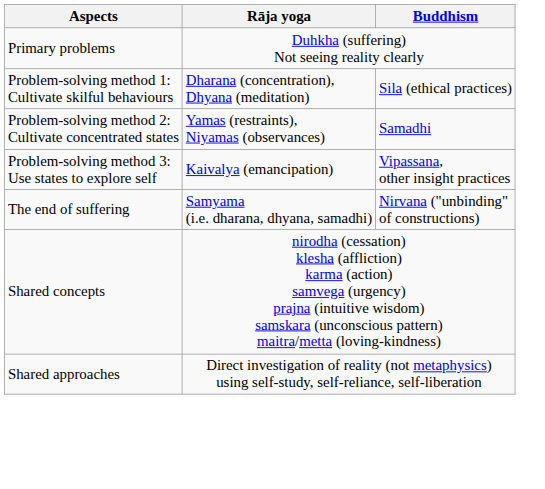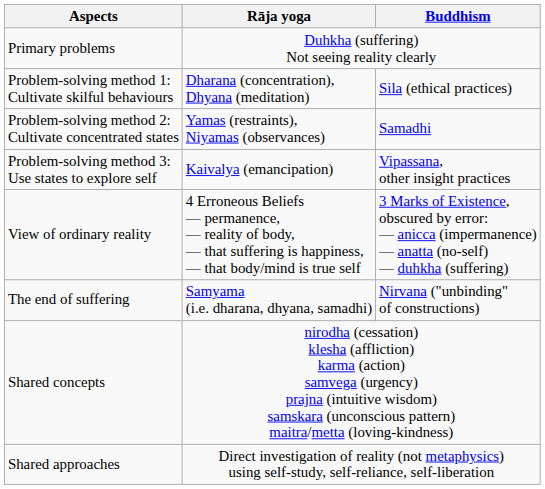+ row: (80, 234)
